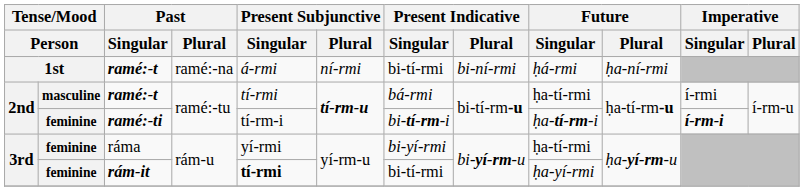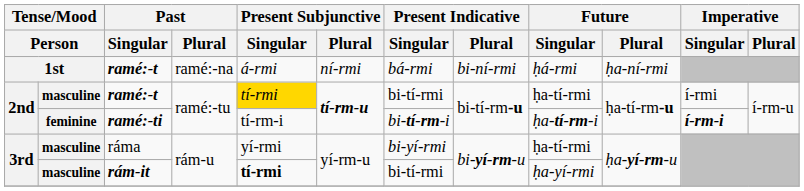(416, 69) bi-tí-rmi -> (410, 69) bá-rmi
(259, 95) no background -> (259, 95) gold background
(410, 95) bá-rmi -> (416, 95) bi-tí-rmi
(71, 147) feminine -> (71, 147) masculine
(71, 173) feminine -> (71, 173) masculine
